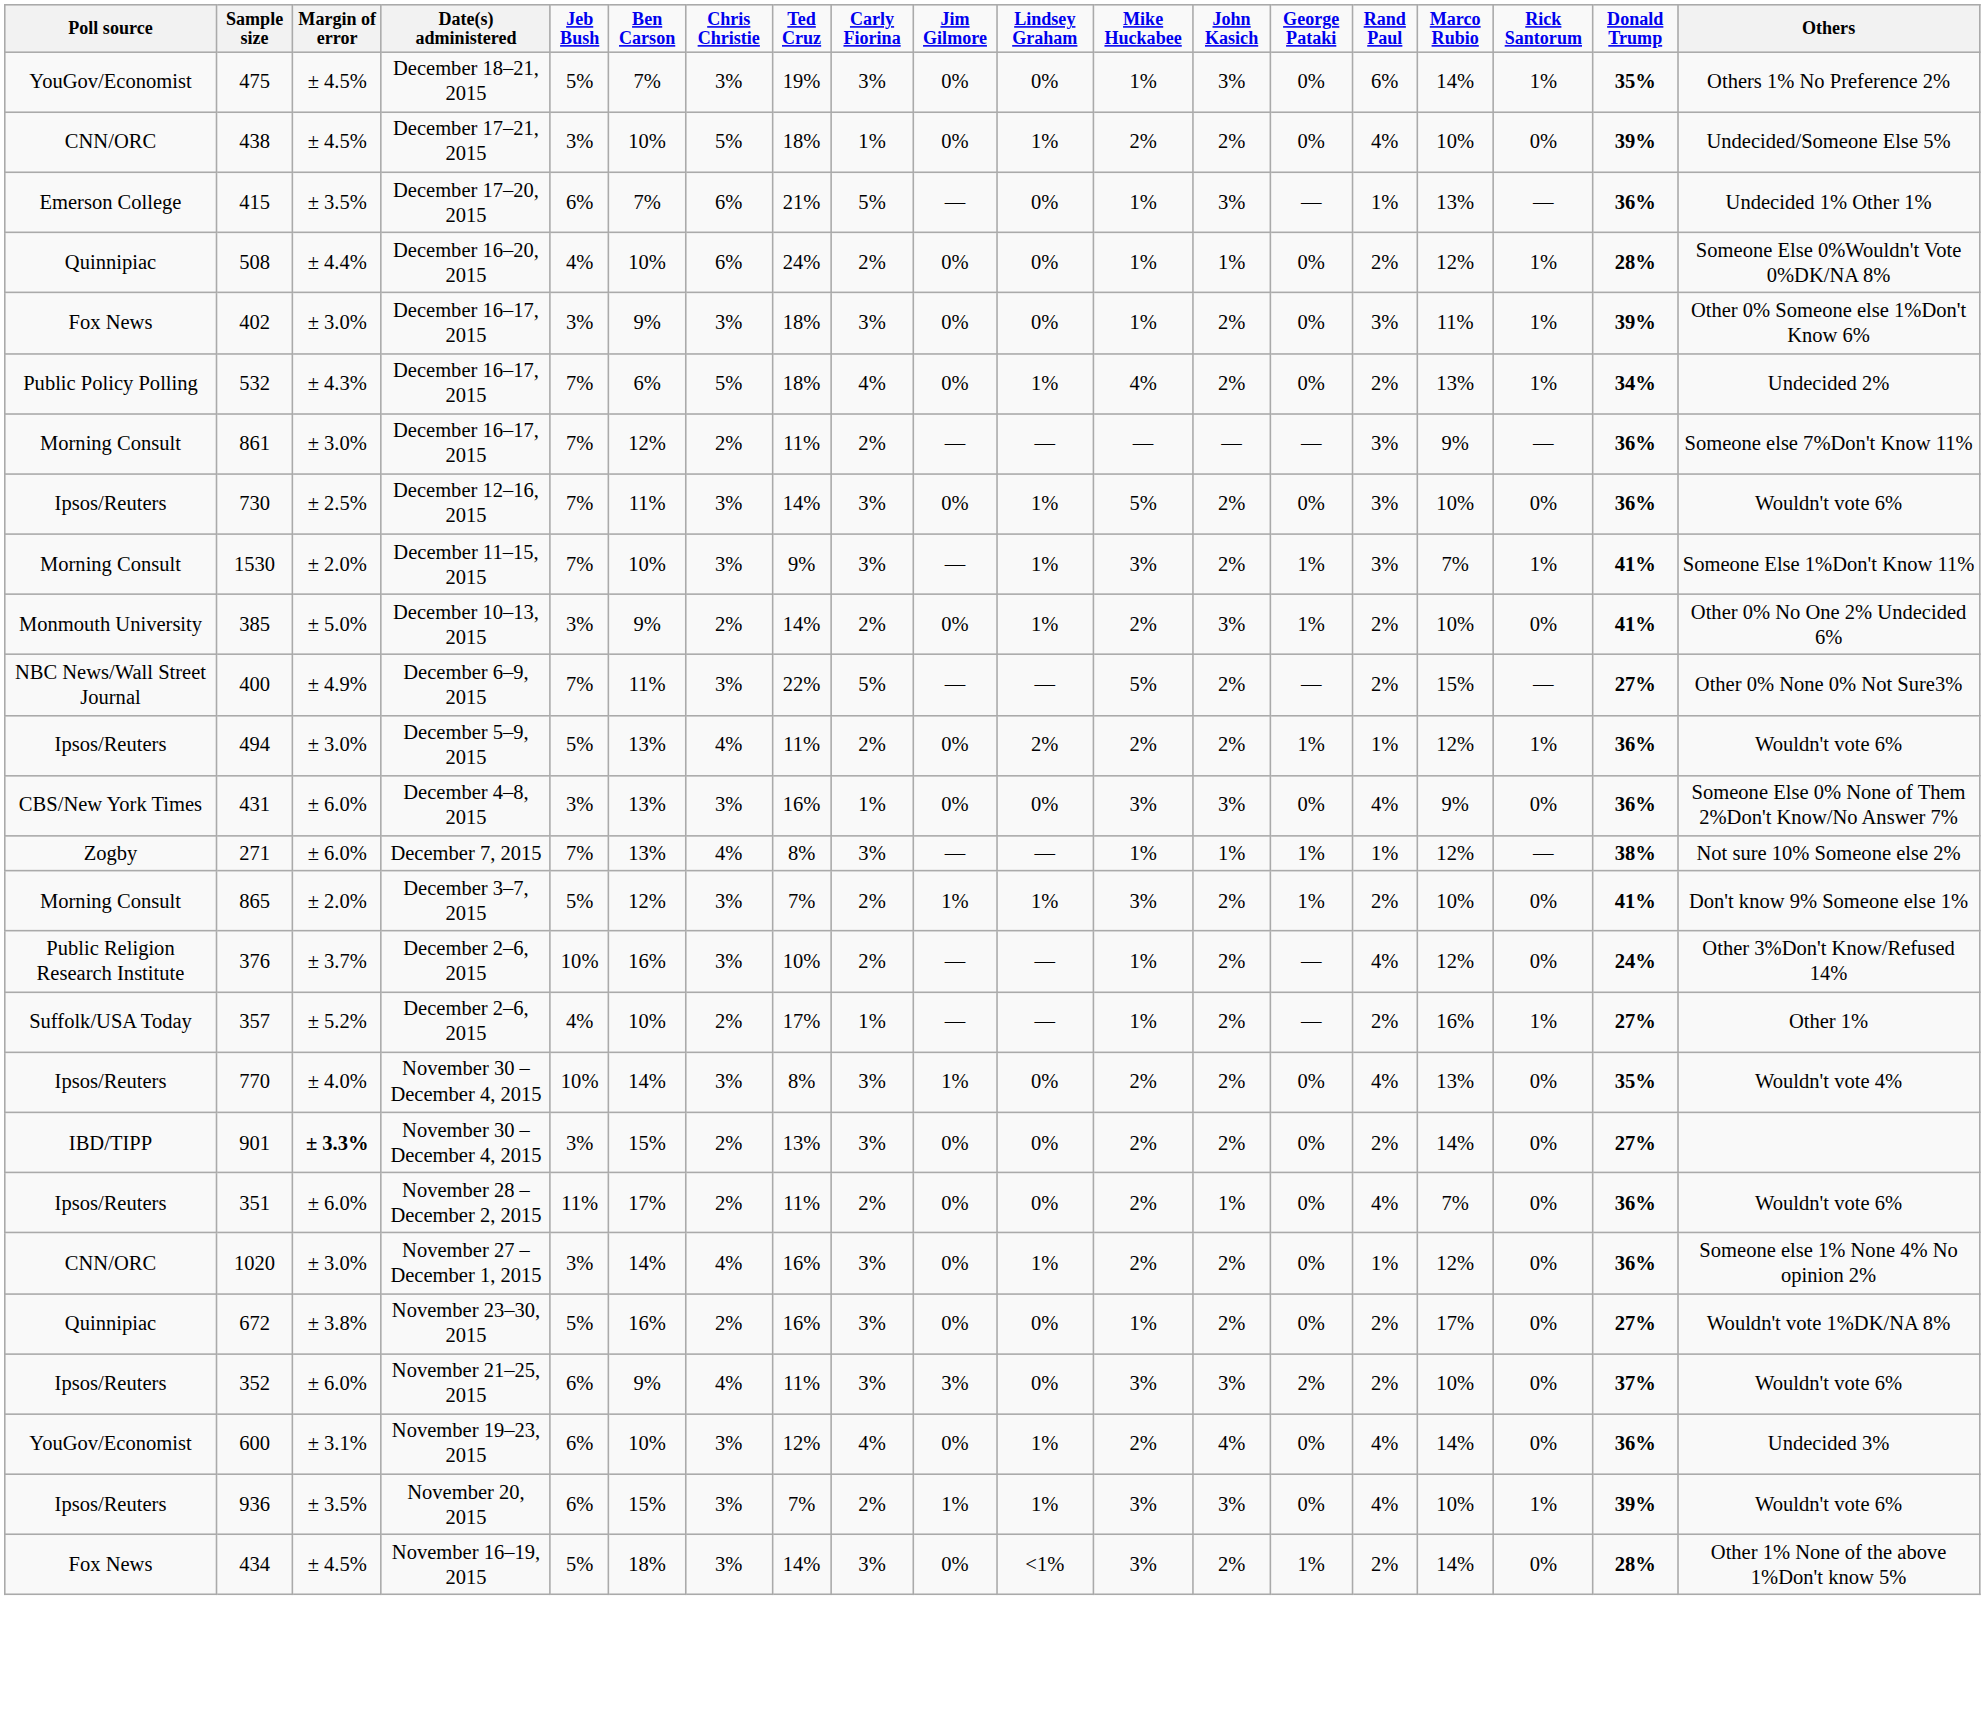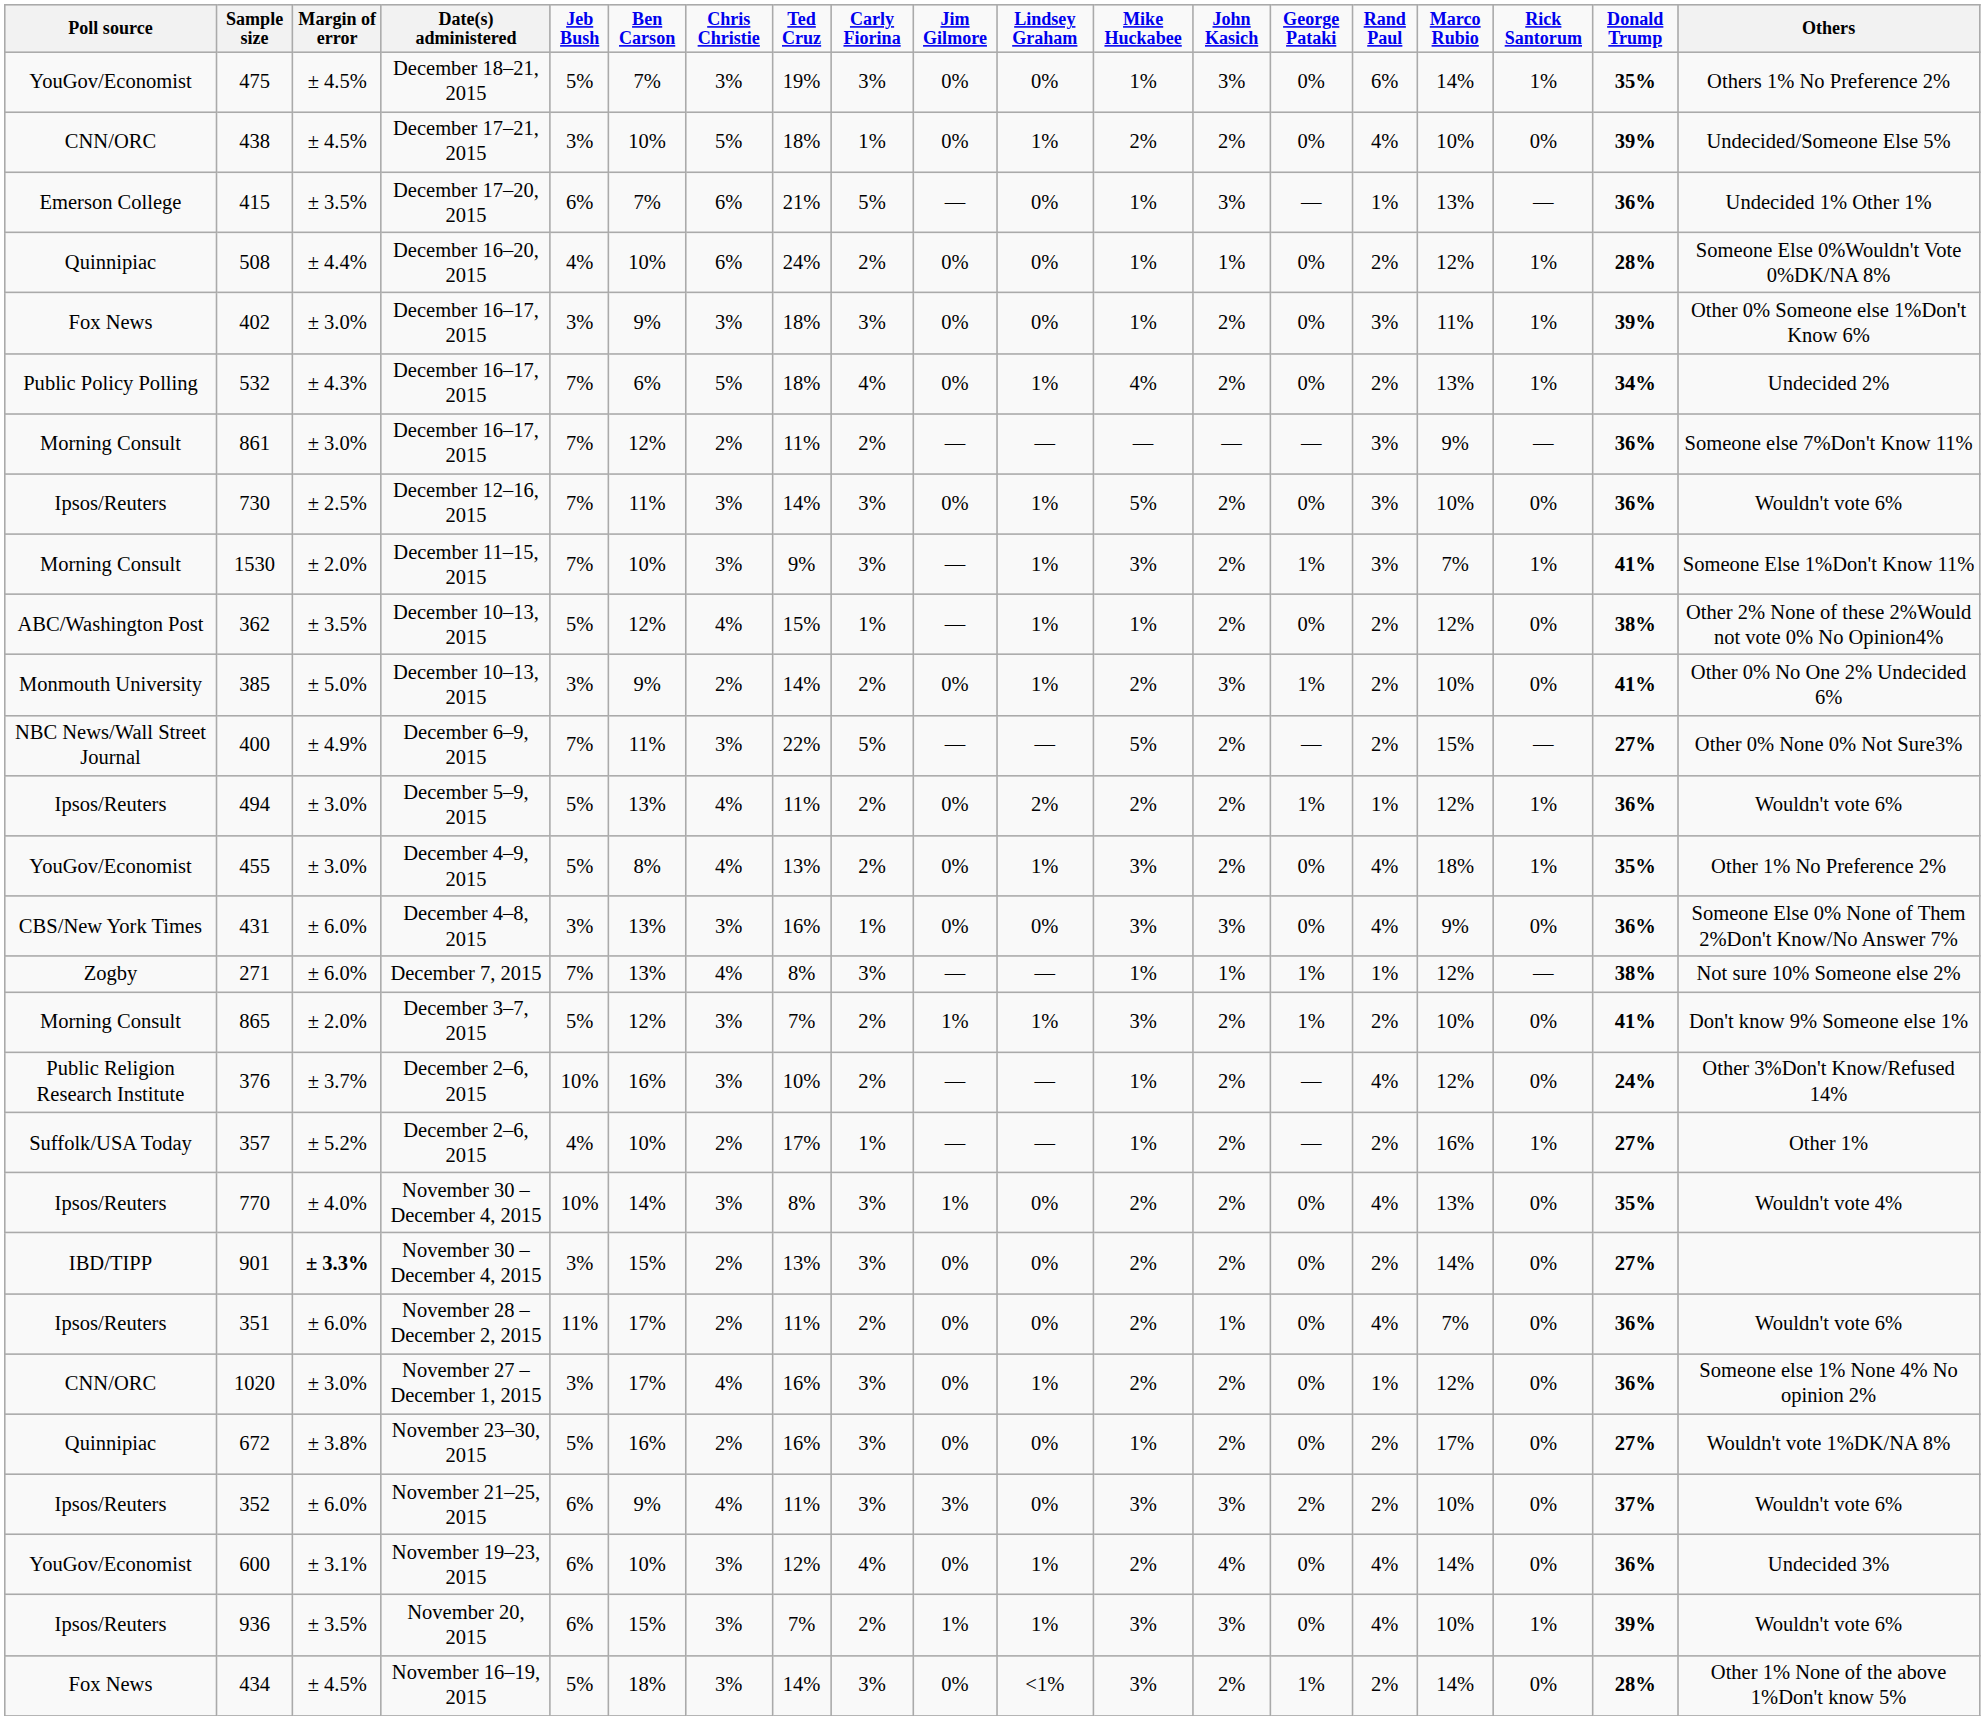+ row: (255, 624)
+ row: (255, 865)
(647, 1262) 14% -> (647, 1383) 17%
